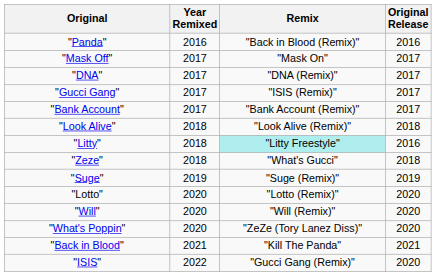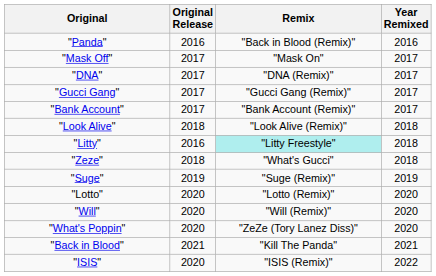columns swapped: (408, 19) <-> (195, 19)
(303, 93) "ISIS (Remix)" -> (298, 93) "Gucci Gang (Remix)"
(303, 263) "Gucci Gang (Remix)" -> (298, 263) "ISIS (Remix)"
